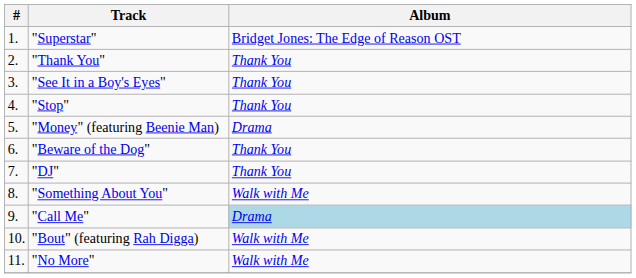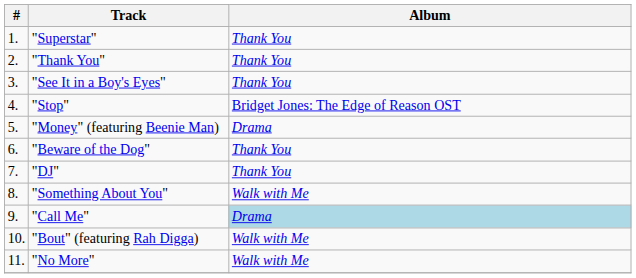(346, 37) Bridget Jones: The Edge of Reason OST -> (262, 37) Thank You
(262, 104) Thank You -> (346, 104) Bridget Jones: The Edge of Reason OST
